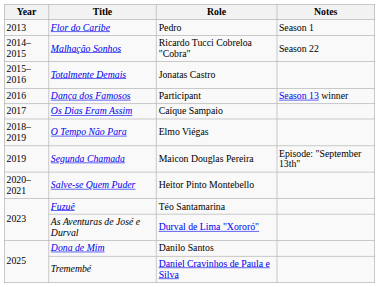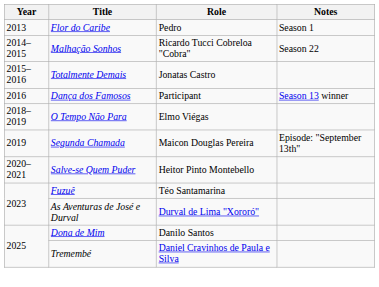- row: (92, 111)
